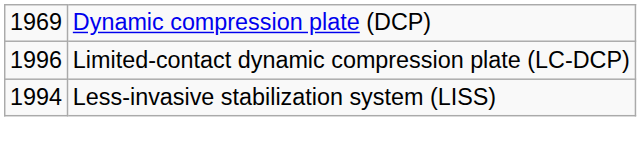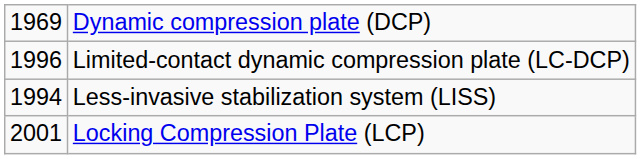+ row: (249, 134)
